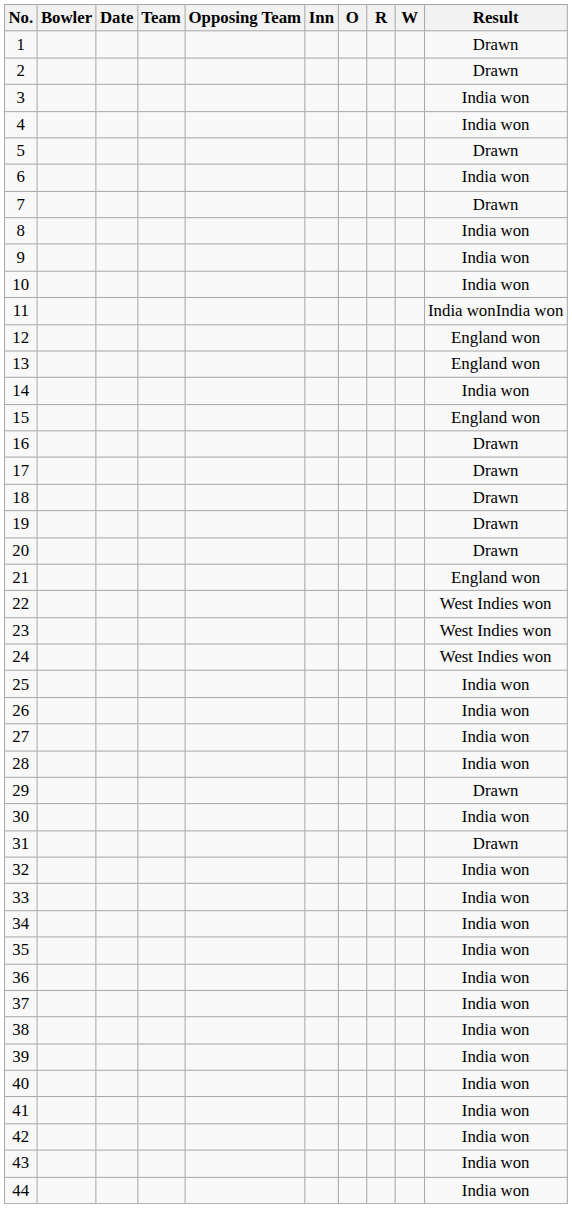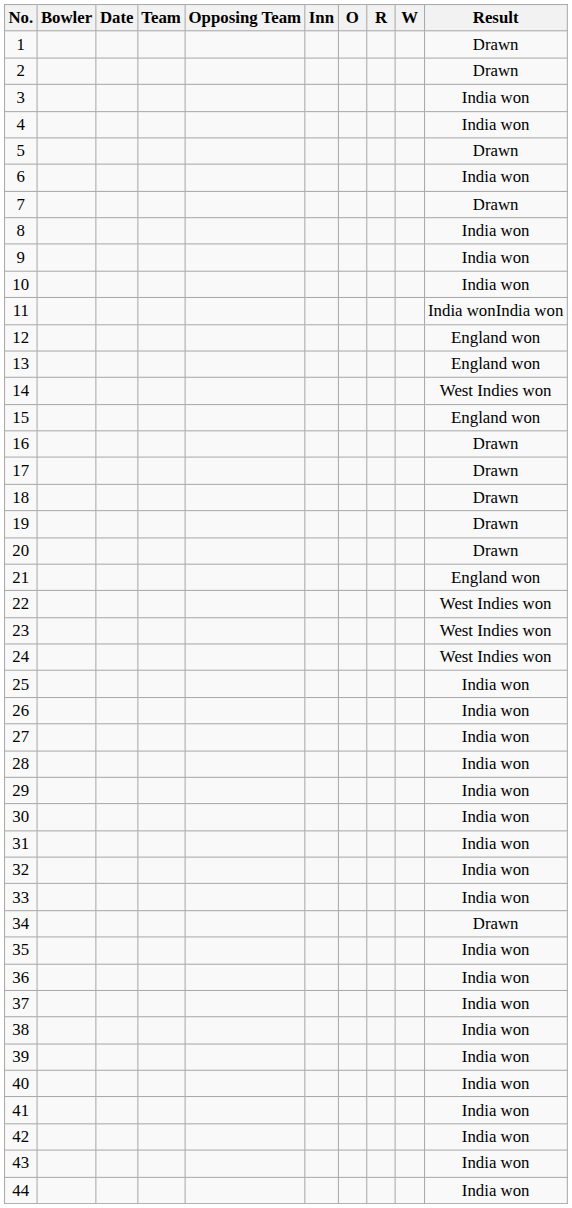(496, 390) India won -> (496, 390) West Indies won
(496, 790) Drawn -> (496, 790) India won
(496, 843) Drawn -> (496, 843) India won
(496, 923) India won -> (496, 923) Drawn
